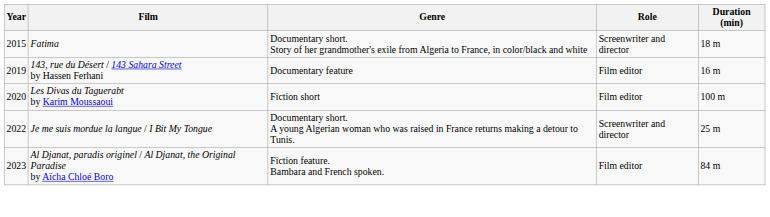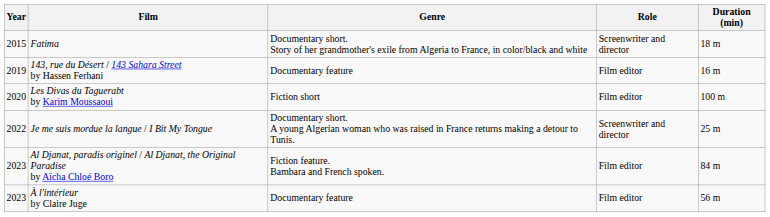+ row: (59, 198)
